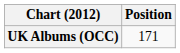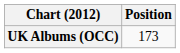(148, 36) 171 -> (148, 36) 173
